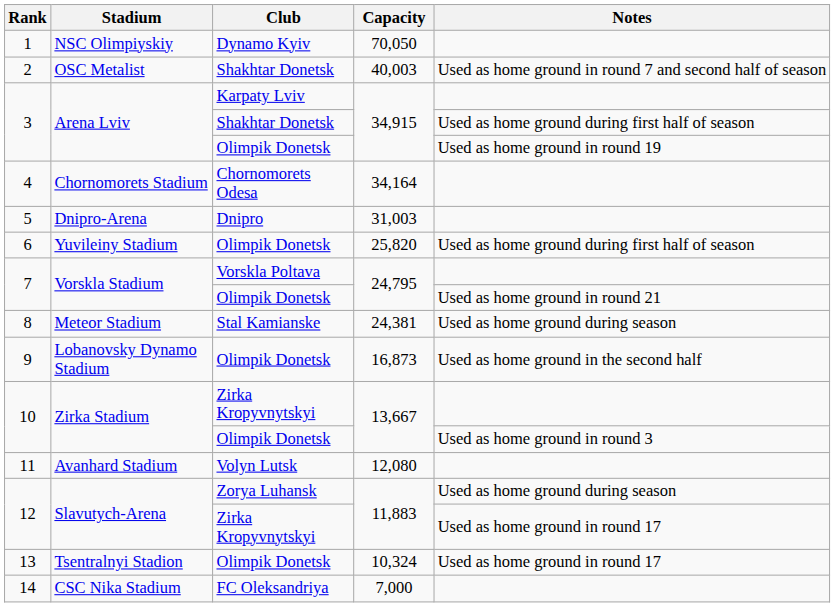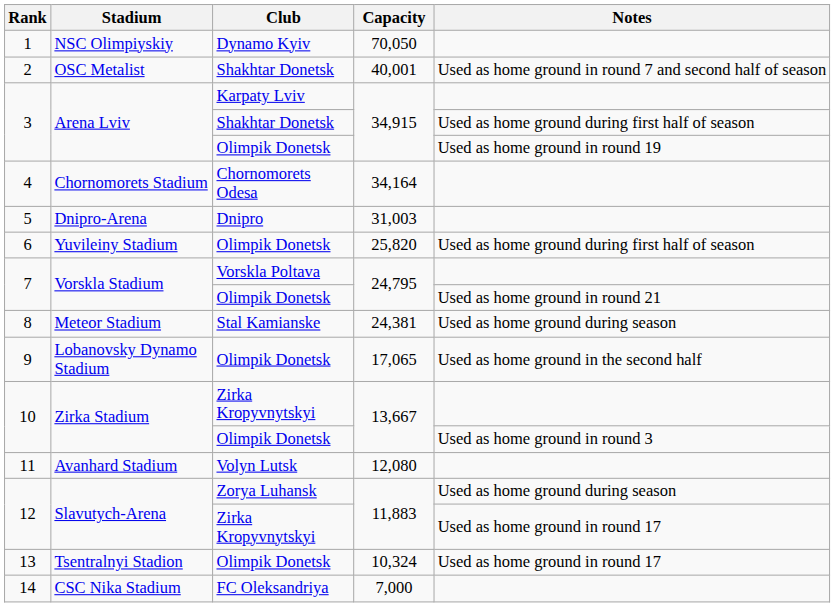(394, 69) 40,003 -> (394, 69) 40,001
(394, 359) 16,873 -> (394, 359) 17,065
